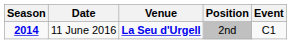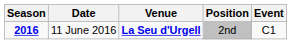(26, 31) 2014 -> (26, 31) 2016
